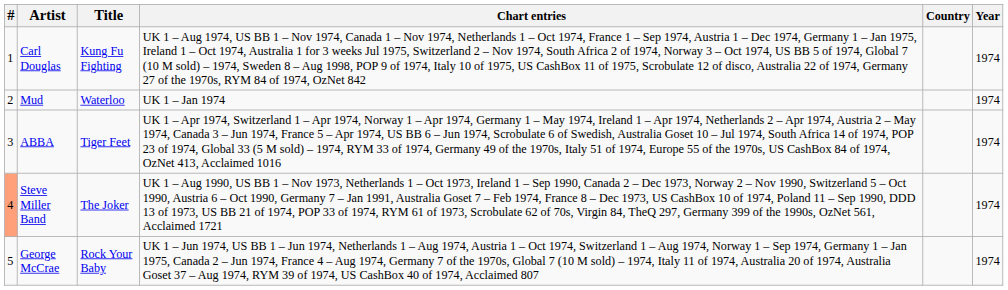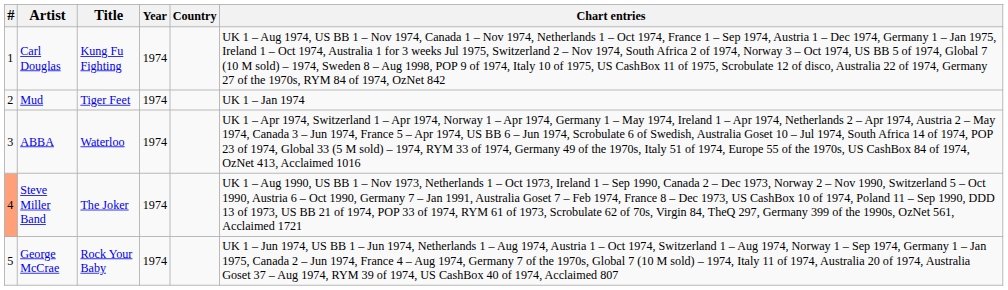columns swapped: (988, 15) <-> (532, 15)
(103, 100) Waterloo -> (105, 100) Tiger Feet
(105, 142) Tiger Feet -> (103, 142) Waterloo
